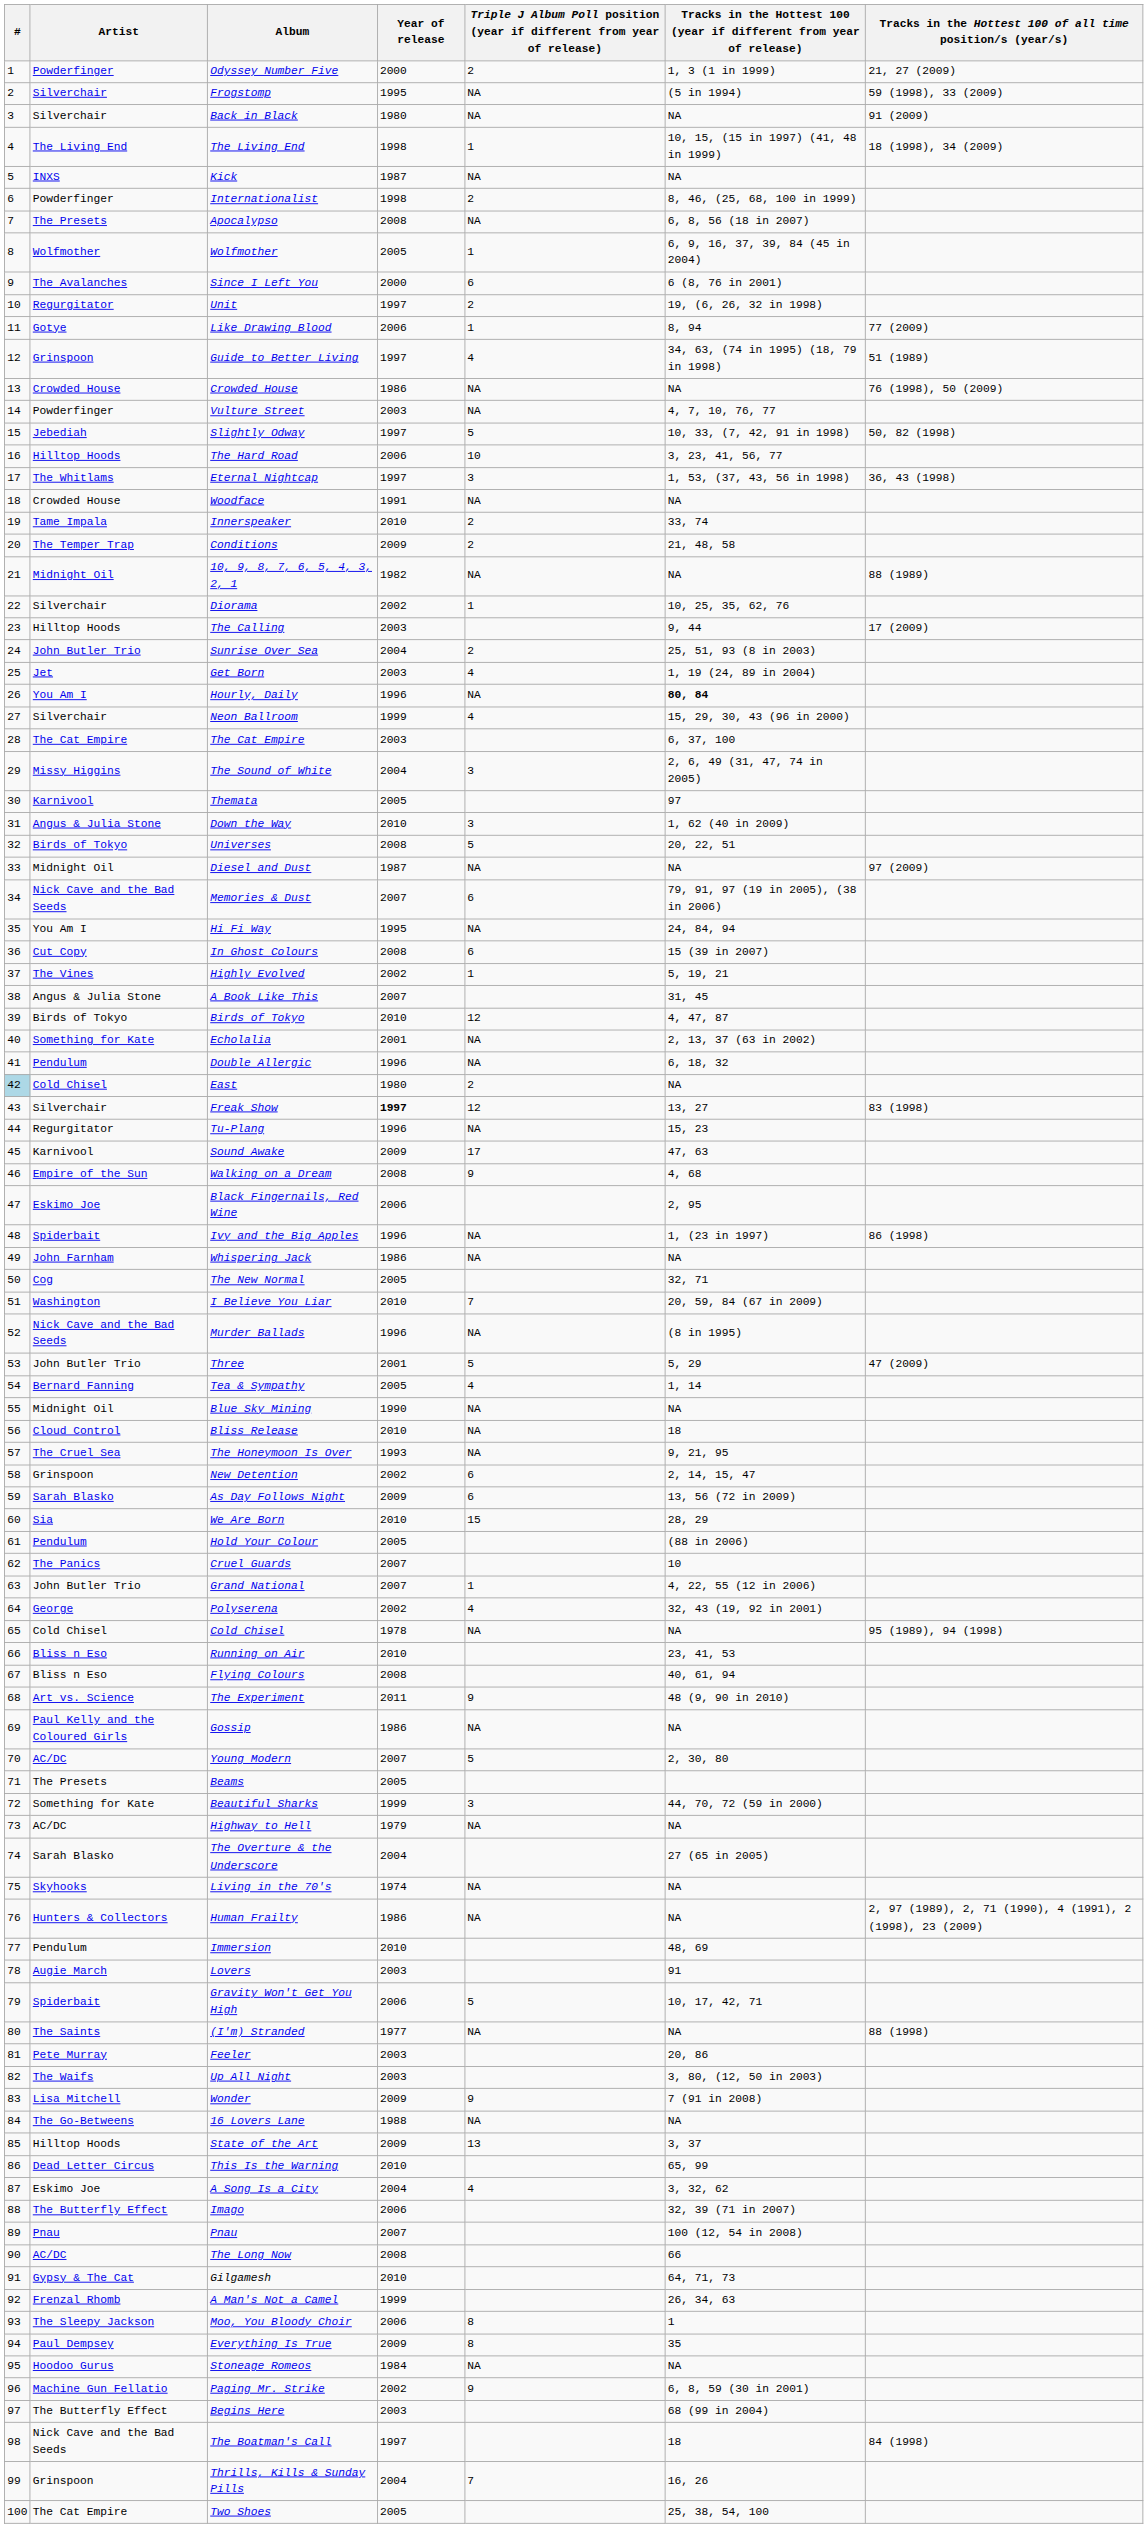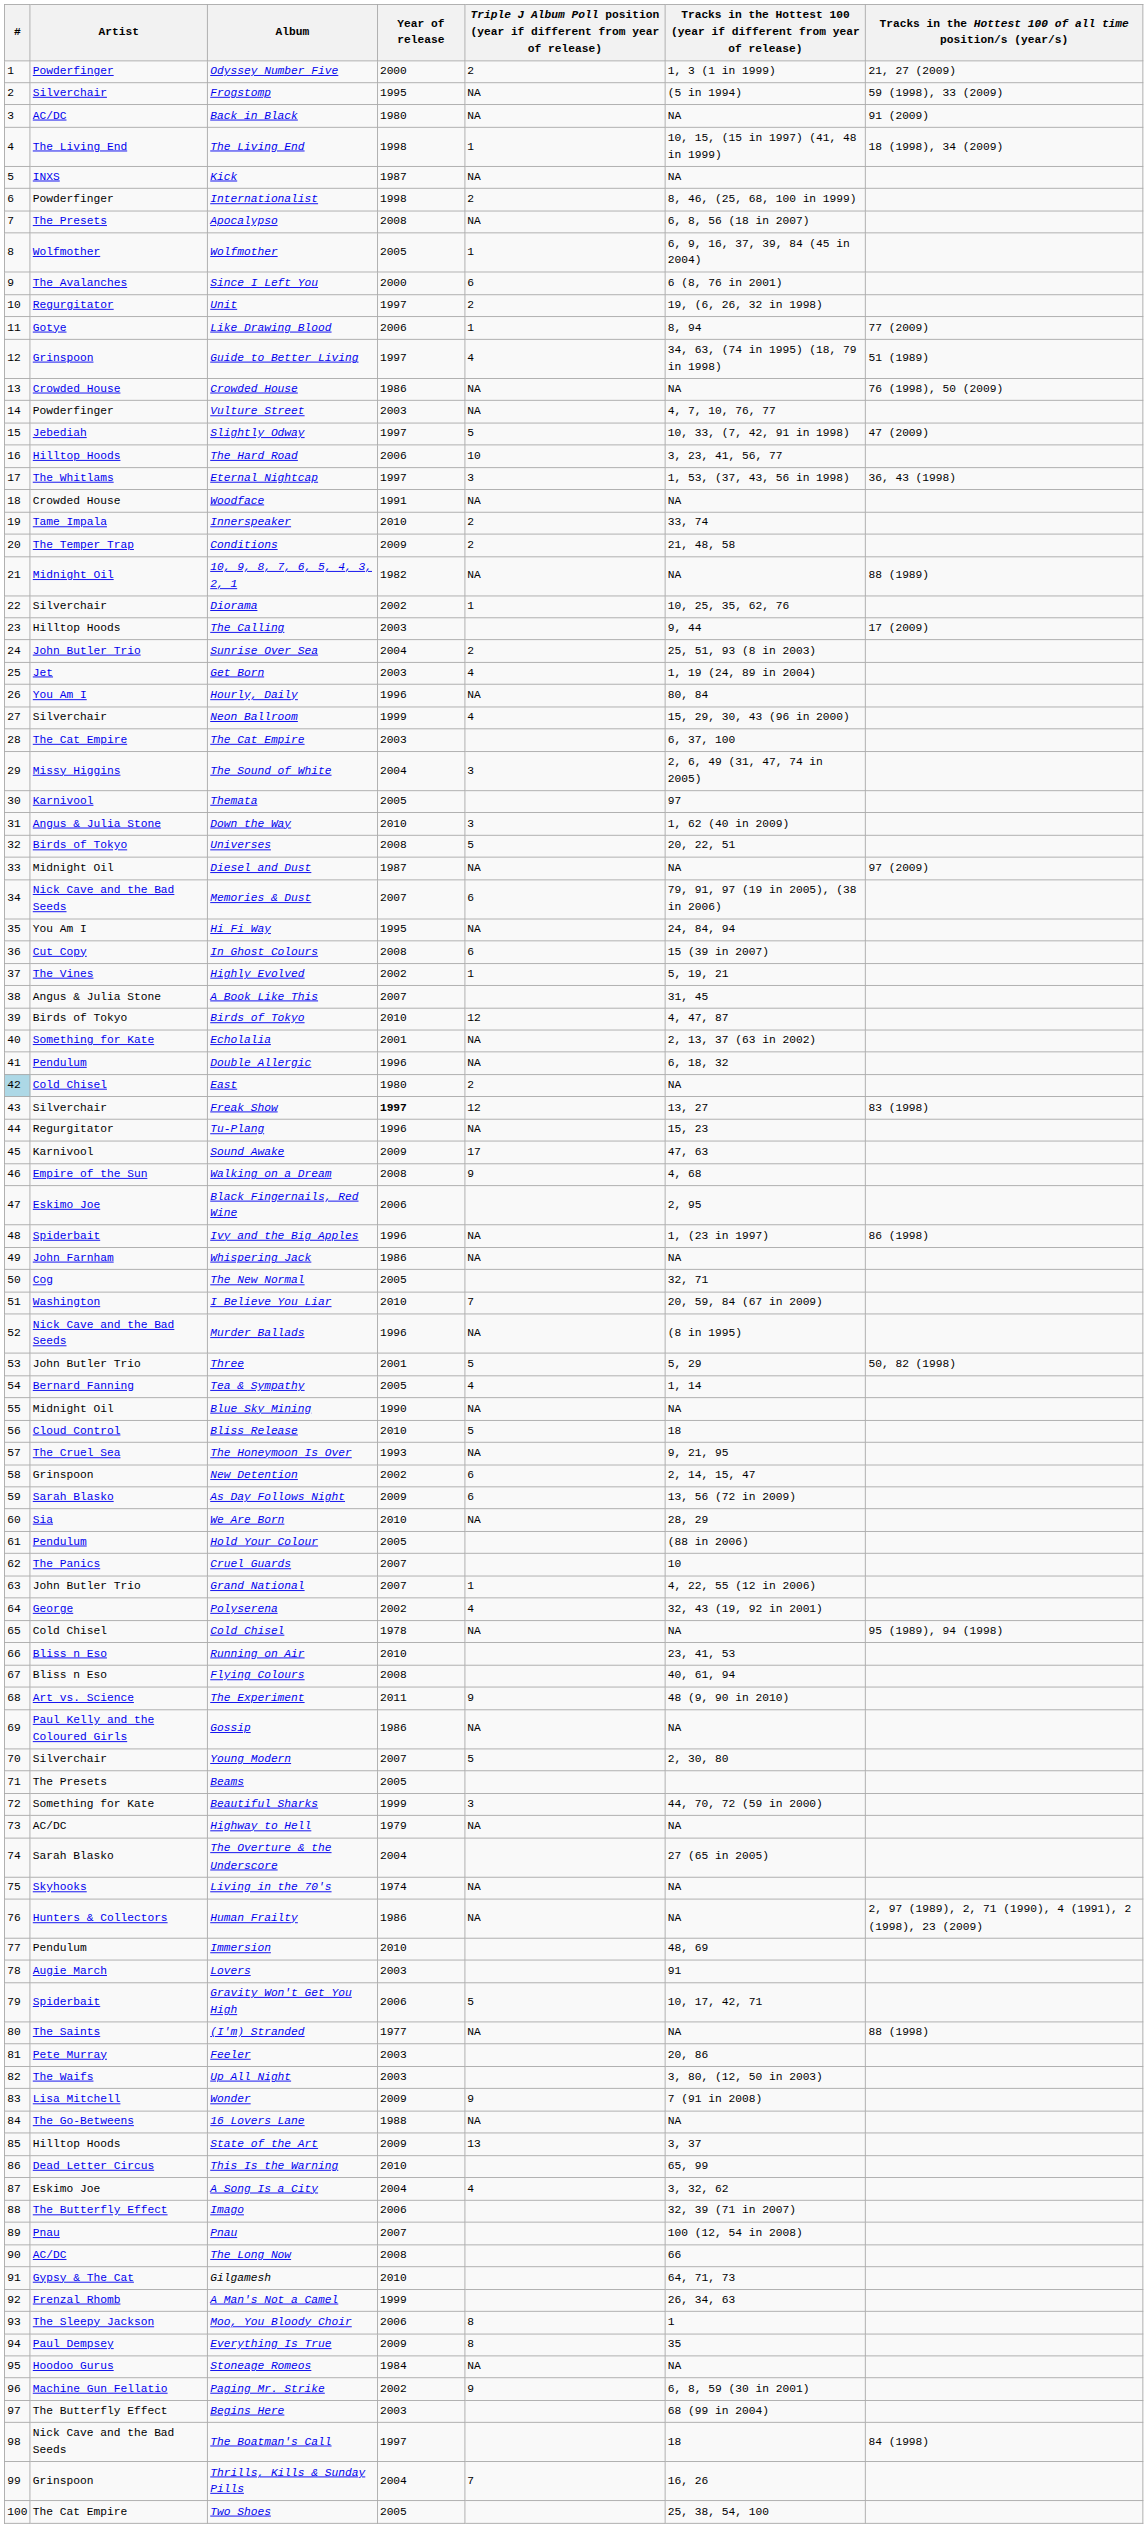(70, 116) Silverchair -> (50, 116) AC/DC
(912, 434) 50, 82 (1998) -> (899, 434) 47 (2009)
(688, 696) bold -> (688, 696) normal
(899, 1364) 47 (2009) -> (912, 1364) 50, 82 (1998)
(474, 1431) NA -> (471, 1431) 5
(474, 1520) 15 -> (474, 1520) NA
(50, 1760) AC/DC -> (70, 1760) Silverchair
